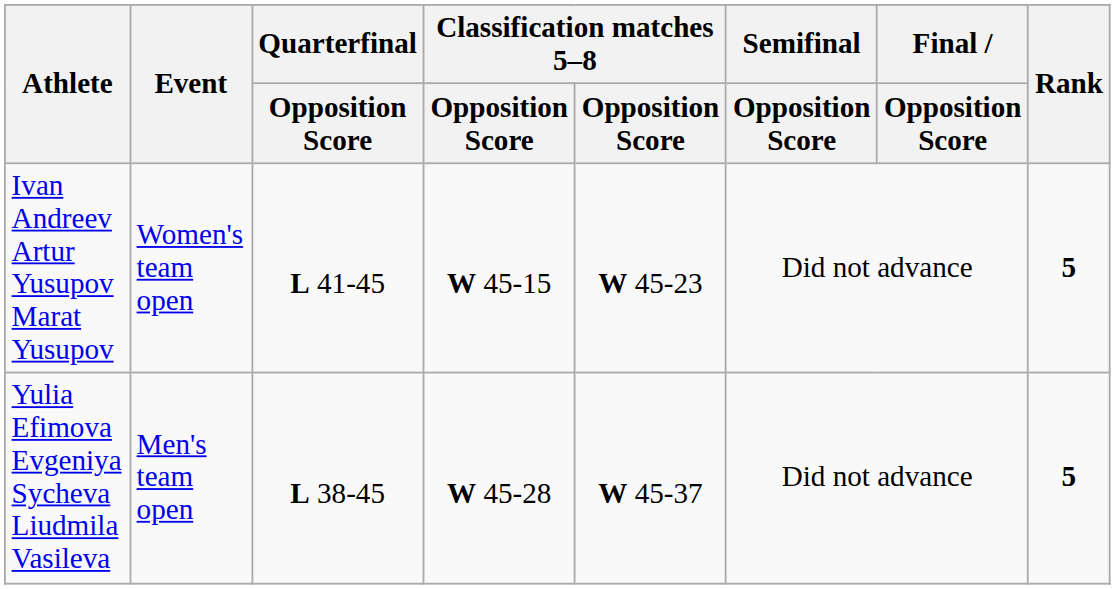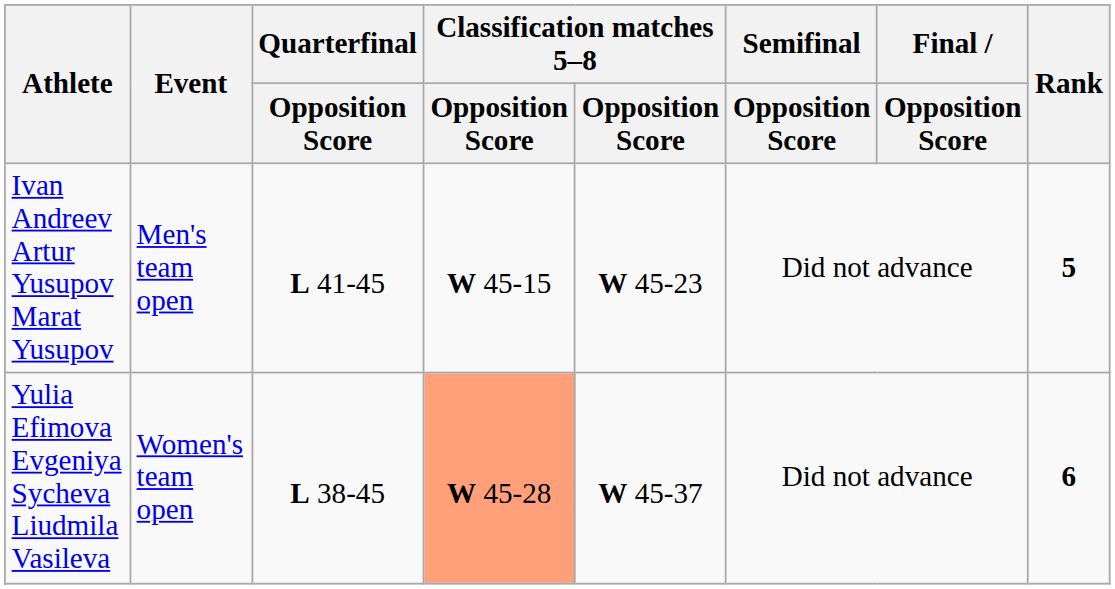(190, 267) Women's team open -> (172, 267) Men's team open
(172, 477) Men's team open -> (190, 477) Women's team open
(499, 493) no background -> (499, 493) lightsalmon background
(1069, 477) 5 -> (1069, 477) 6
